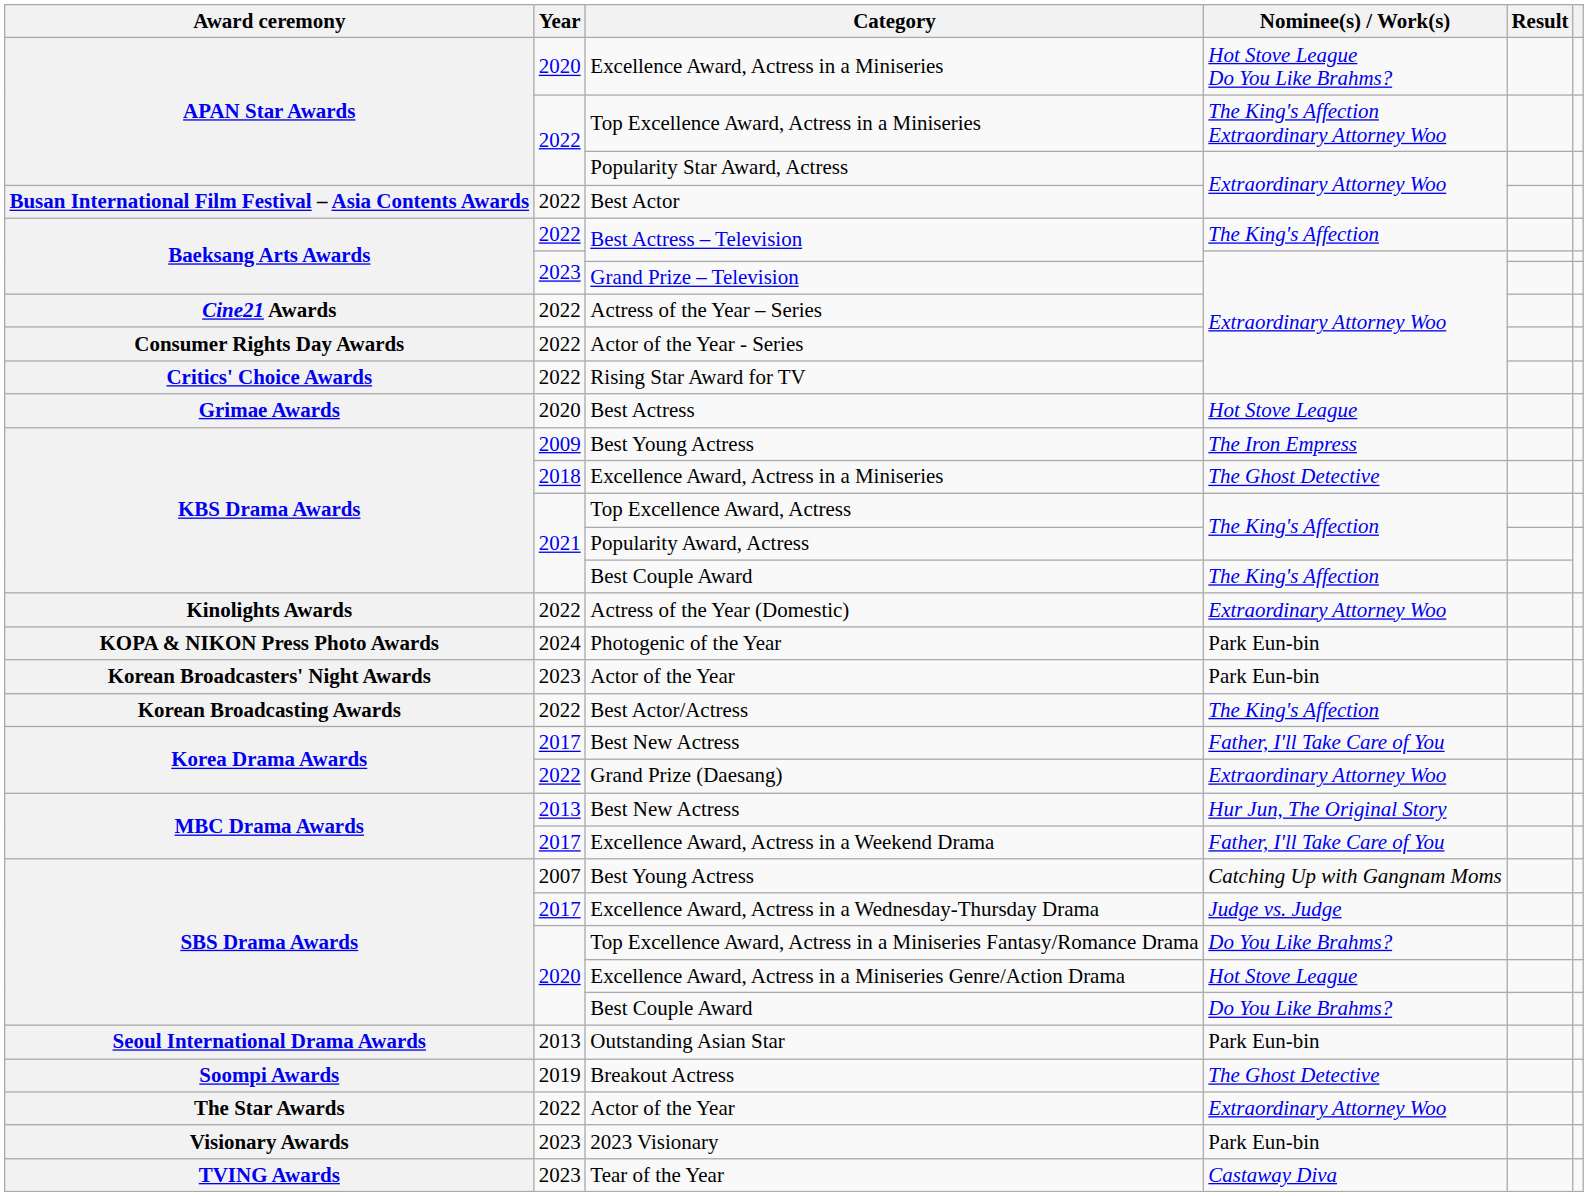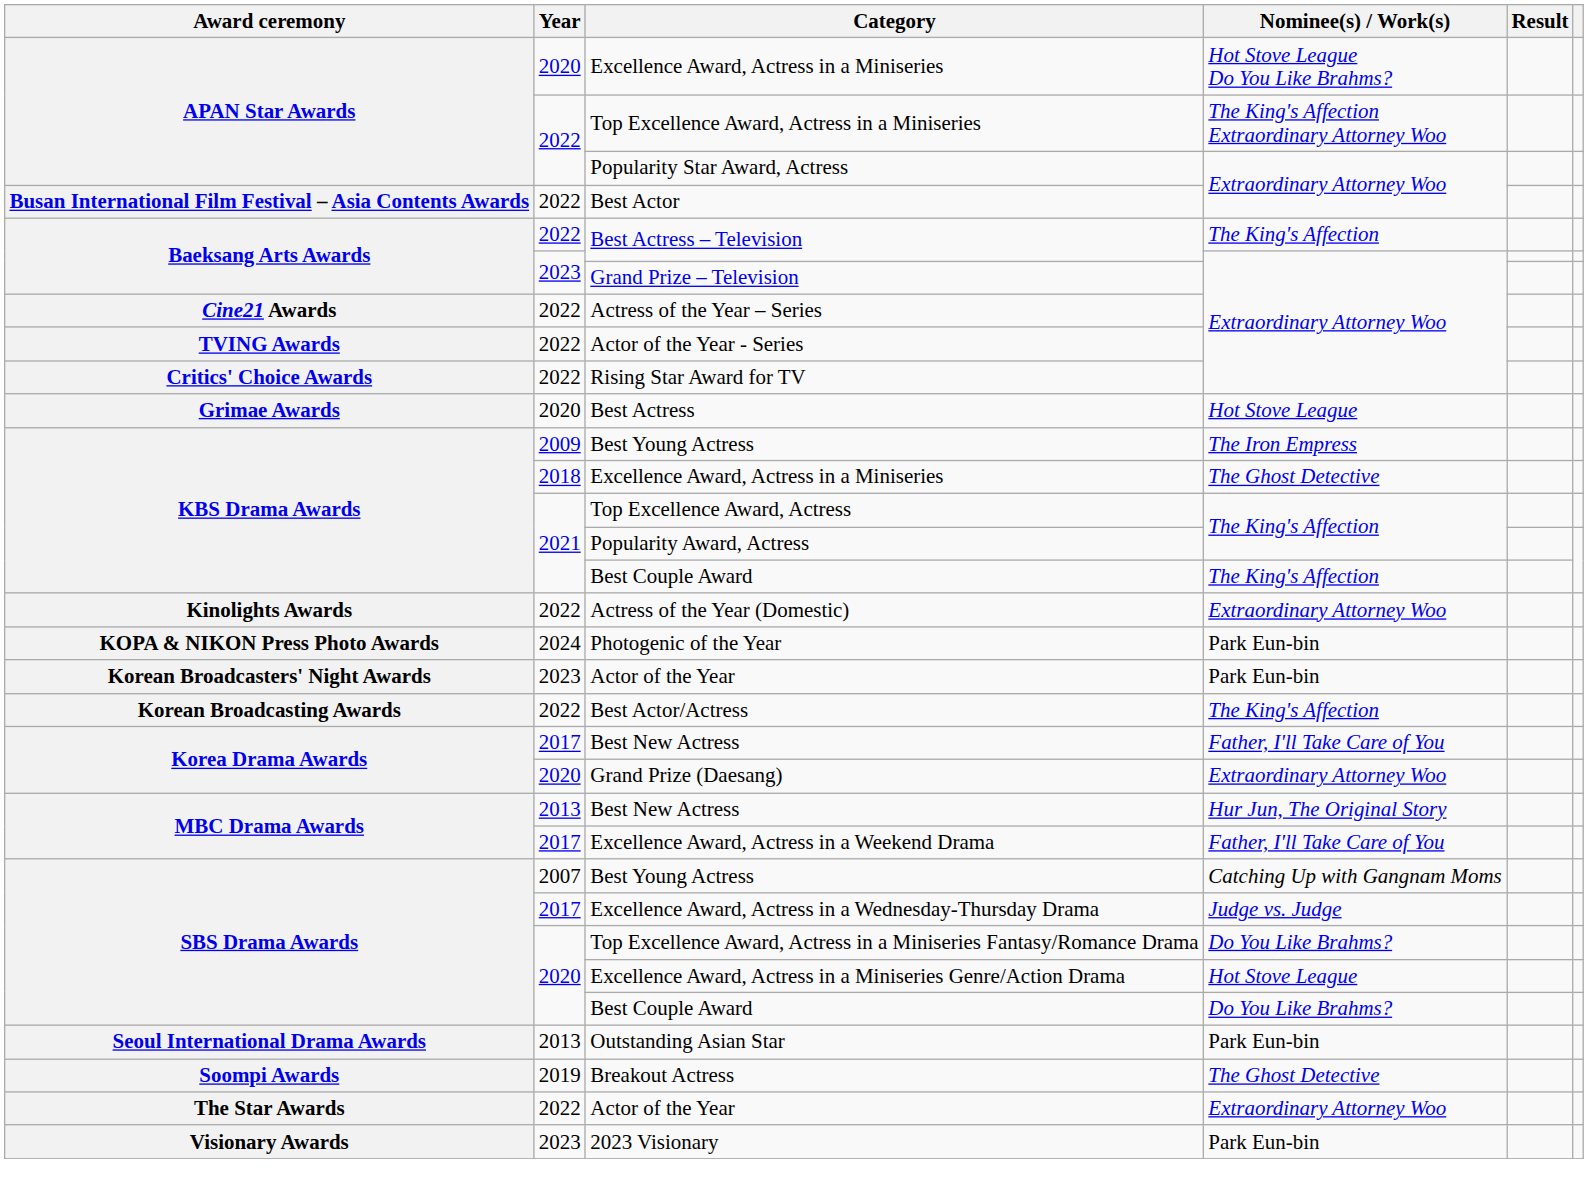(269, 343) Consumer Rights Day Awards -> (269, 343) TVING Awards
(560, 776) 2022 -> (560, 776) 2020
- row: (657, 1174)
